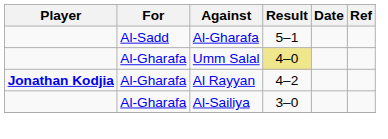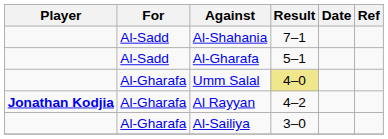+ row: (230, 37)
